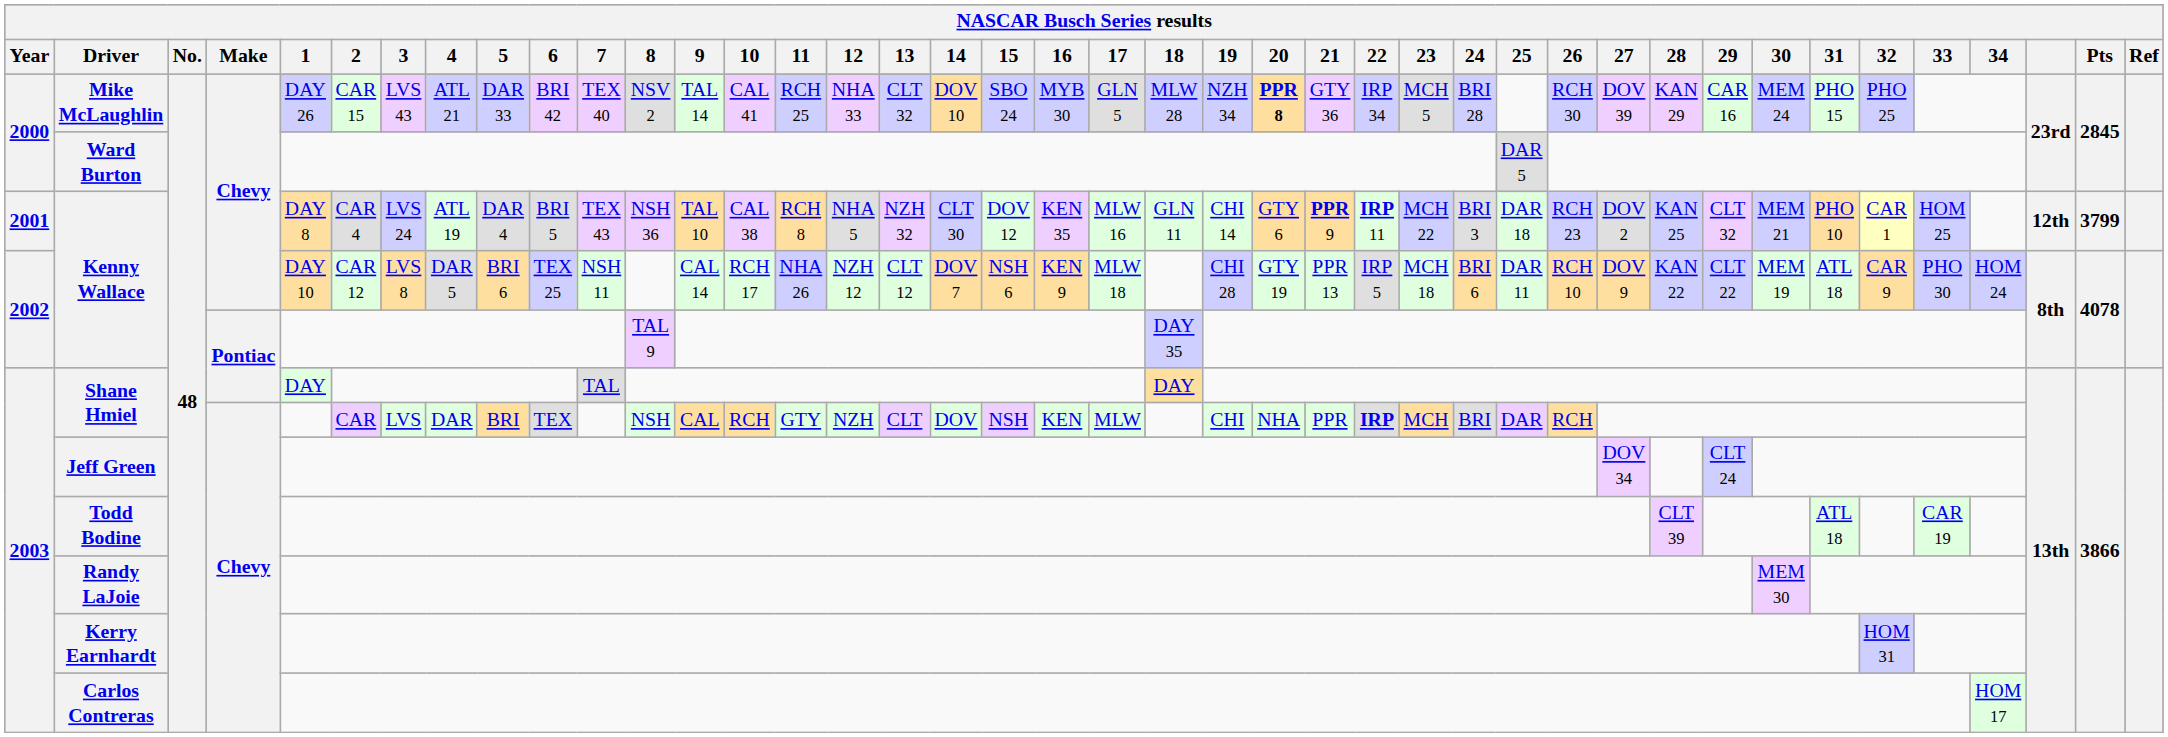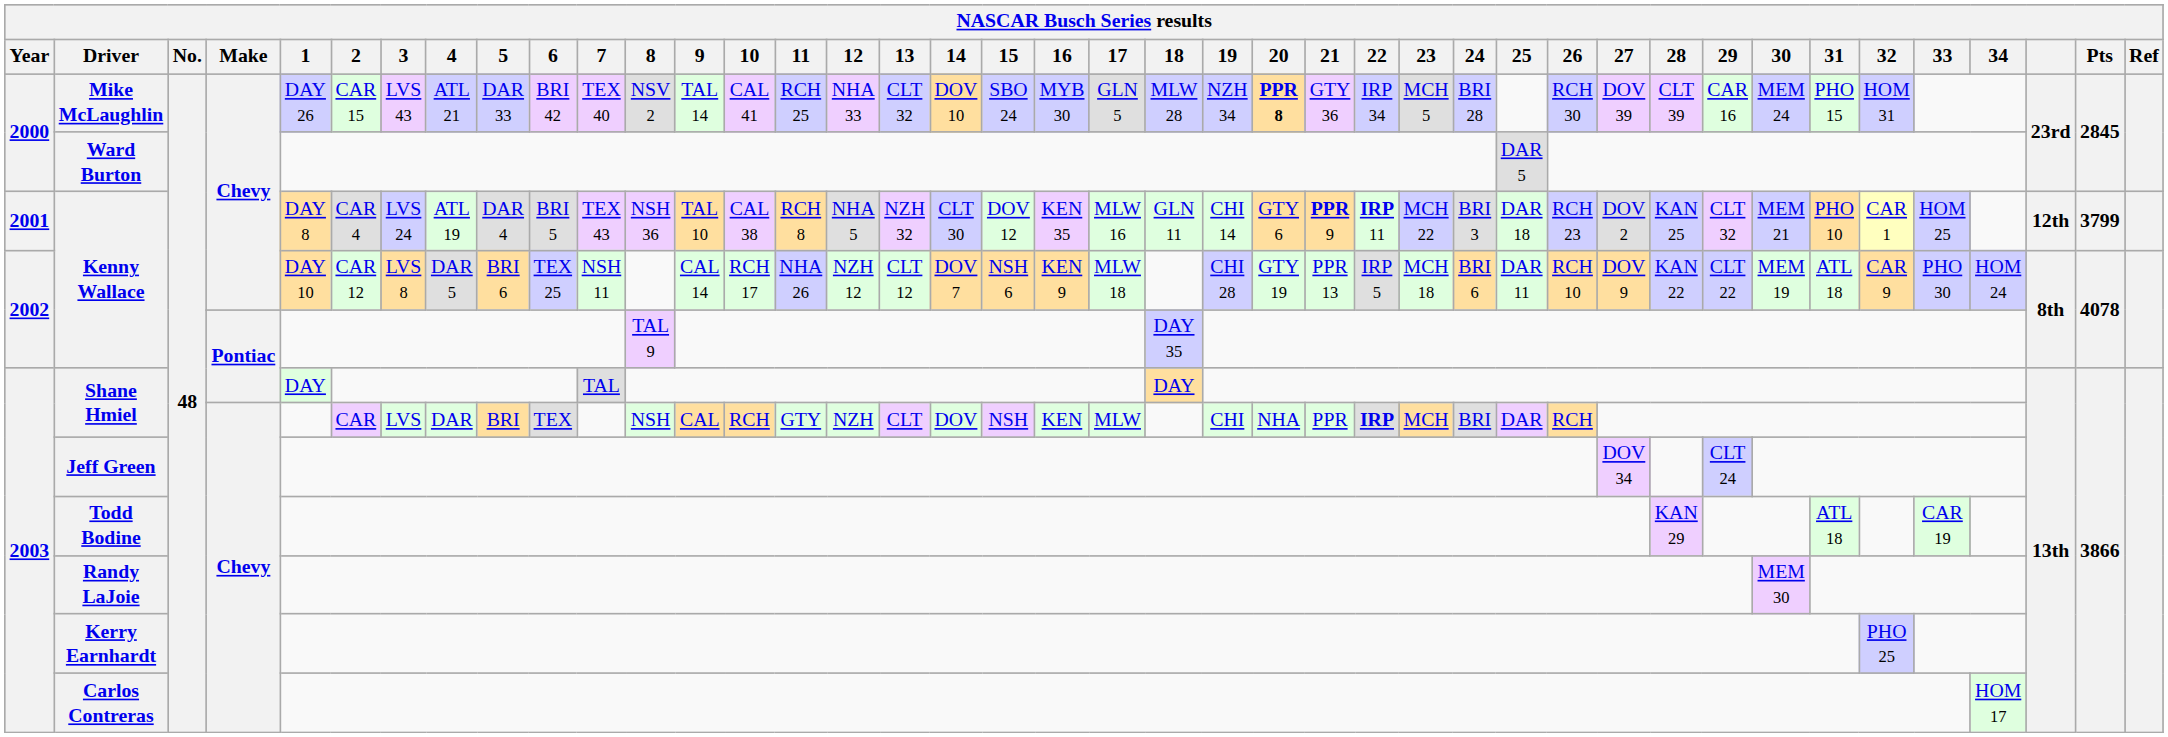(1676, 101) KAN 29 -> (1676, 101) CLT 39
(1887, 101) PHO 25 -> (1887, 101) HOM 31
(1676, 524) CLT 39 -> (1676, 524) KAN 29
(1887, 642) HOM 31 -> (1887, 642) PHO 25
